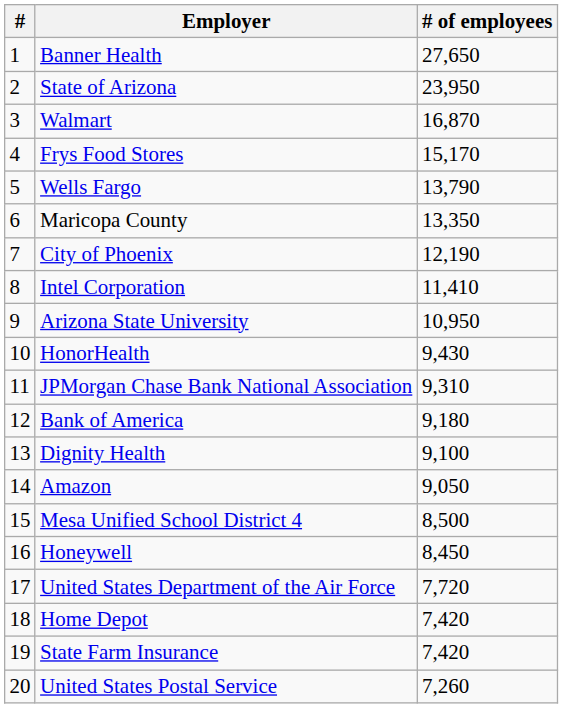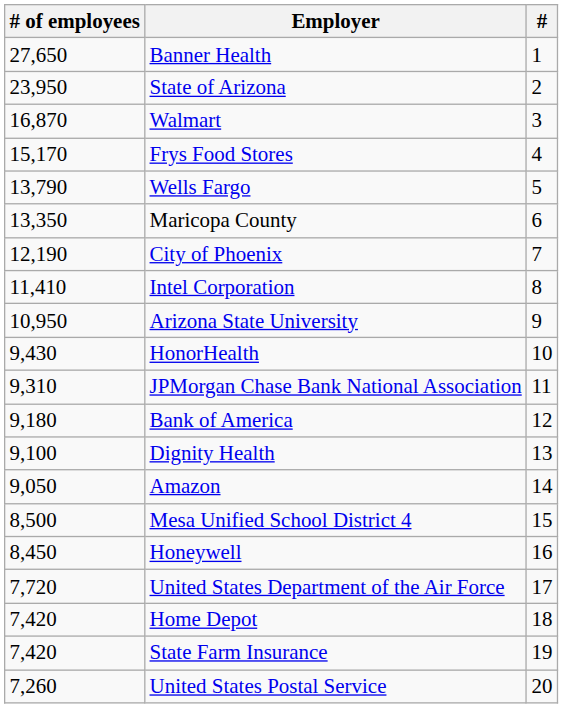columns swapped: (20, 21) <-> (487, 21)
